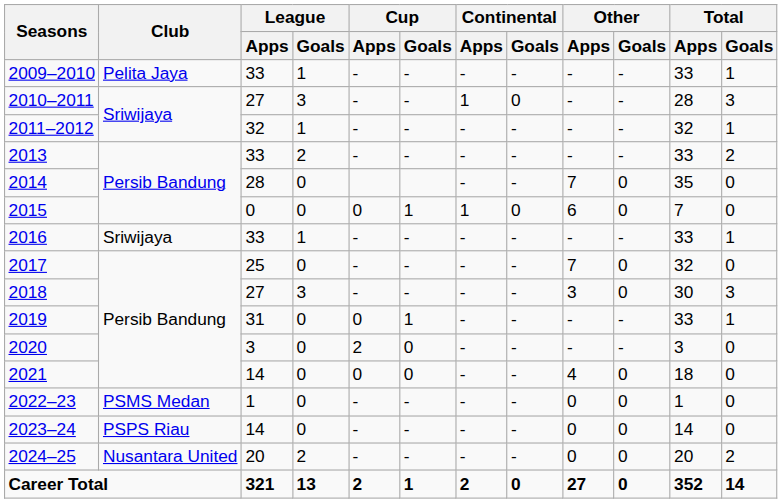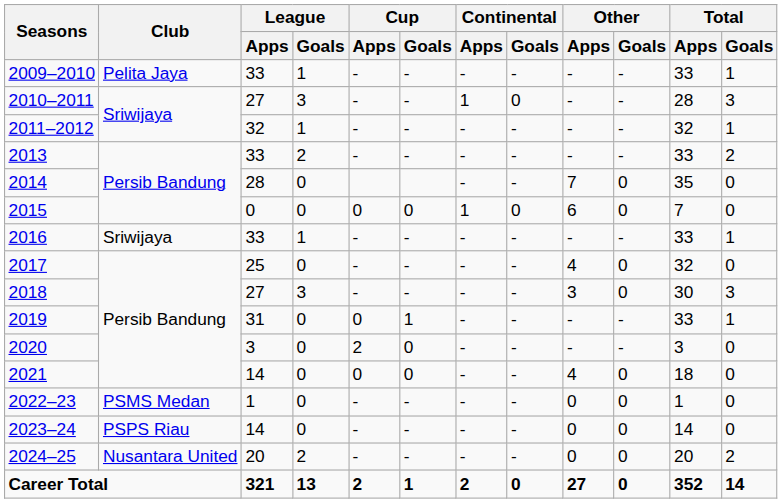(409, 210) 1 -> (409, 210) 0
(572, 264) 7 -> (572, 264) 4
